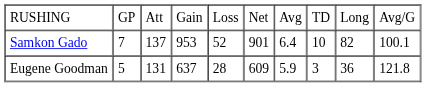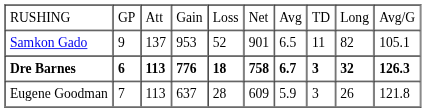(121, 43) 7 -> (121, 43) 9
(288, 43) 6.4 -> (288, 43) 6.5
(319, 43) 10 -> (318, 43) 11
(394, 43) 100.1 -> (394, 43) 105.1
+ row: (43, 68)
(121, 68) 5 -> (121, 94) 7
(156, 68) 131 -> (155, 94) 113
(347, 68) 36 -> (347, 94) 26
